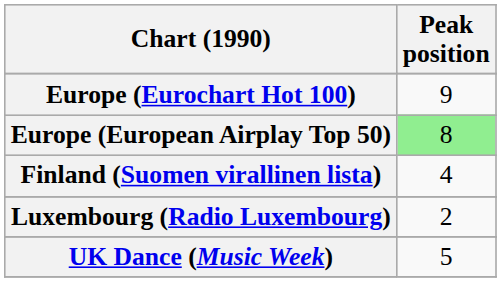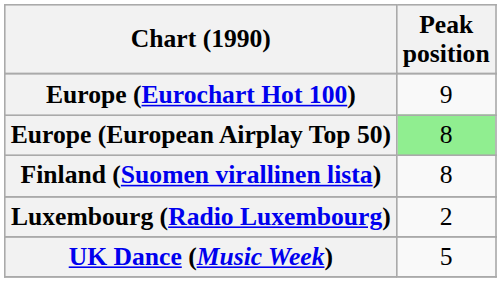(446, 175) 4 -> (446, 175) 8
